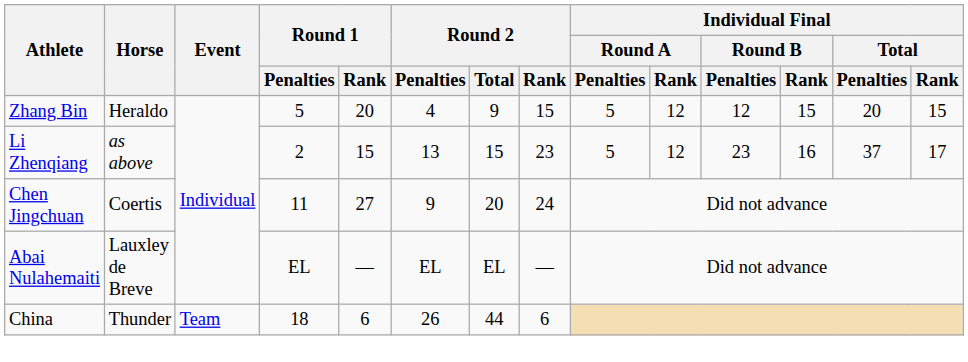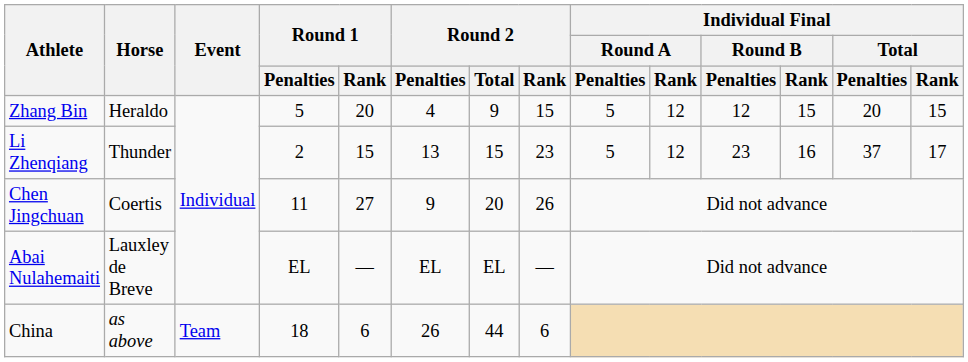(131, 152) as above -> (140, 152) Thunder
(545, 204) 24 -> (545, 204) 26
(140, 319) Thunder -> (131, 330) as above
